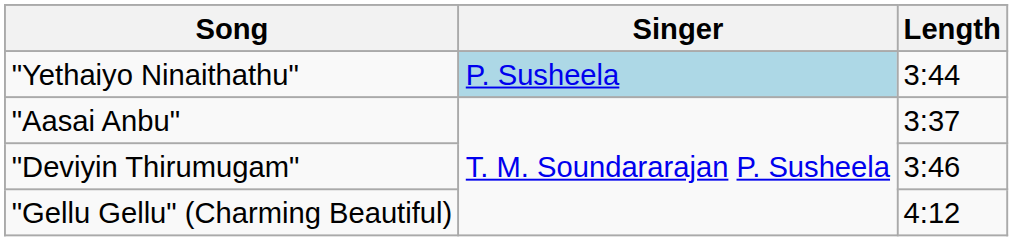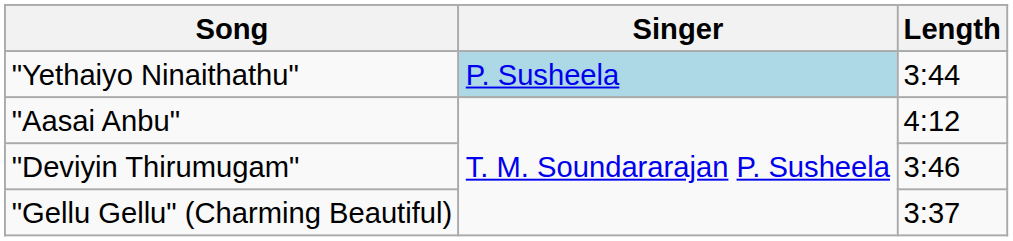(932, 121) 3:37 -> (932, 121) 4:12
(932, 213) 4:12 -> (932, 213) 3:37
